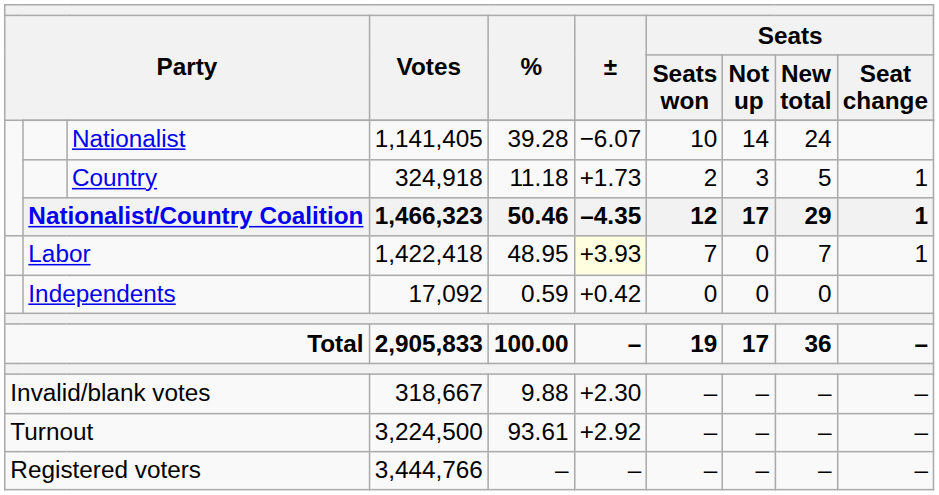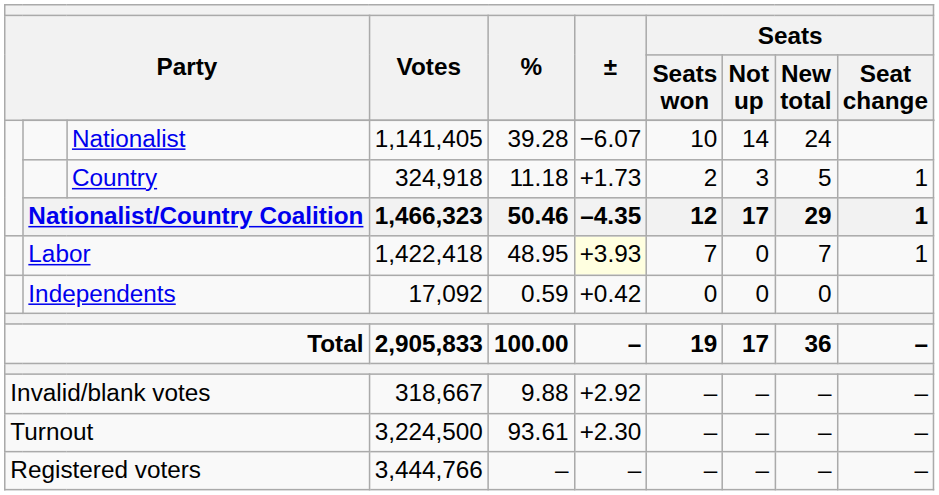(610, 393) +2.30 -> (610, 393) +2.92
(610, 431) +2.92 -> (610, 431) +2.30
